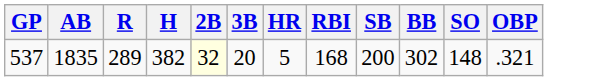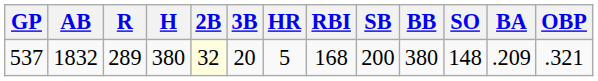+ column: (511, 22)
(76, 57) 1835 -> (76, 57) 1832
(168, 57) 382 -> (168, 57) 380
(421, 57) 302 -> (421, 57) 380
